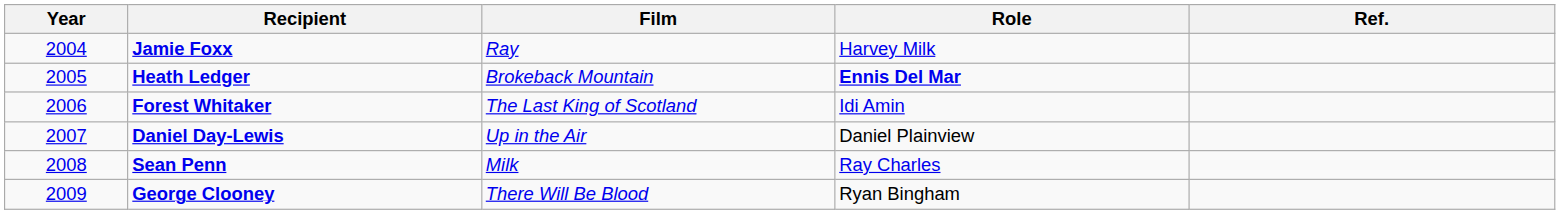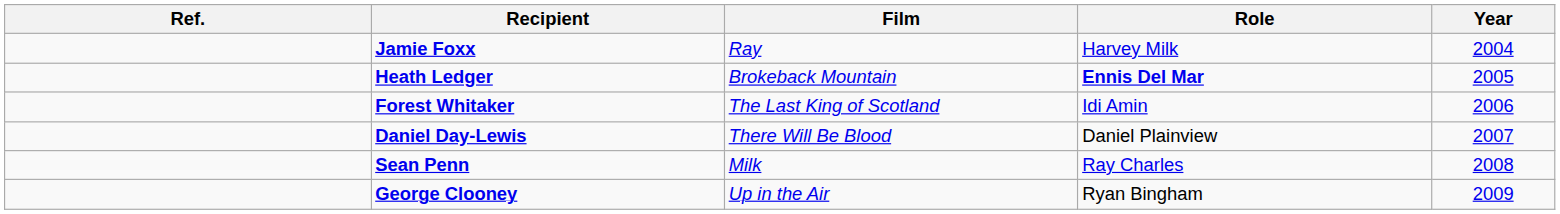columns swapped: (66, 19) <-> (1372, 19)
(536, 135) Up in the Air -> (810, 135) There Will Be Blood
(567, 194) There Will Be Blood -> (779, 194) Up in the Air
